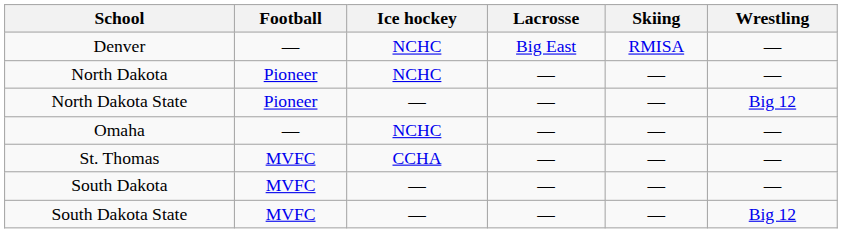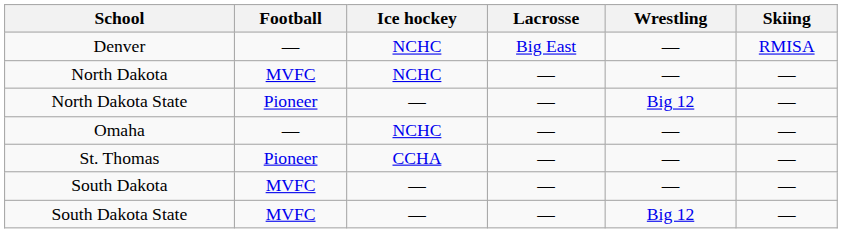columns swapped: (656, 18) <-> (772, 18)
(291, 74) Pioneer -> (291, 74) MVFC
(291, 158) MVFC -> (291, 158) Pioneer
